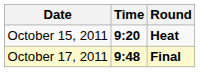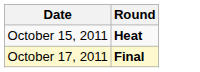- column: (129, 14)
